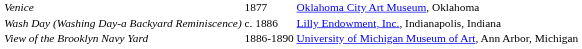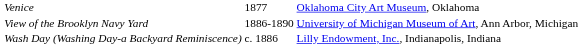rows swapped: (76, 38) <-> (123, 23)
